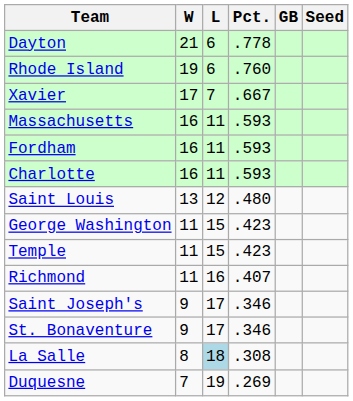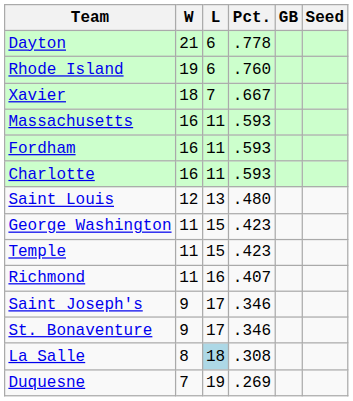(189, 96) 17 -> (189, 96) 18
(189, 200) 13 -> (189, 200) 12
(216, 200) 12 -> (216, 200) 13
